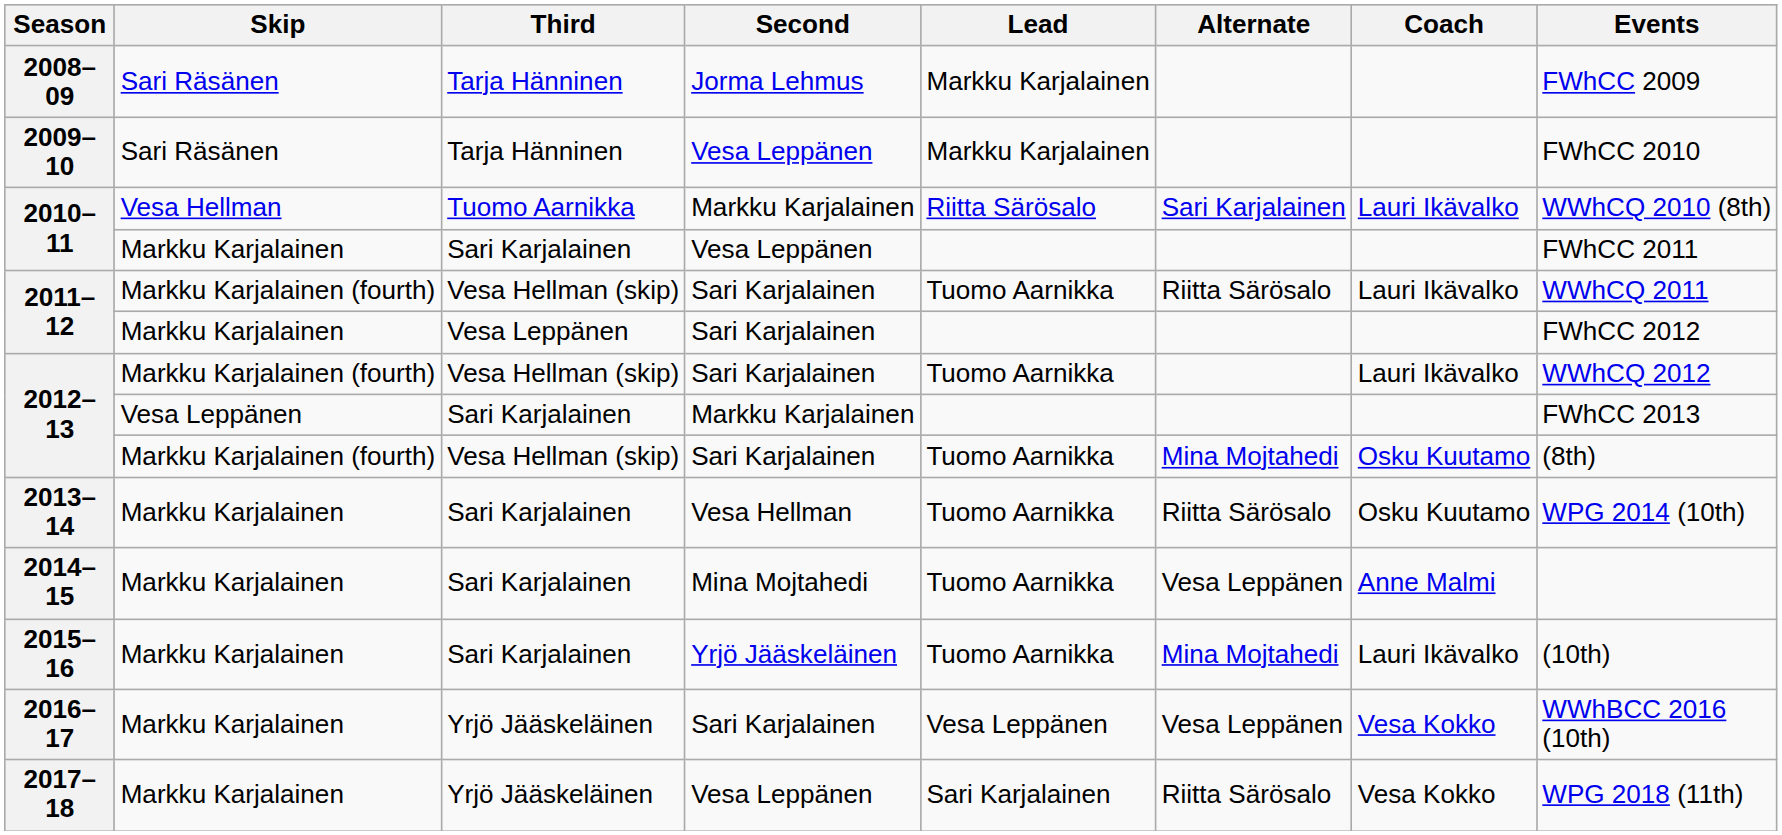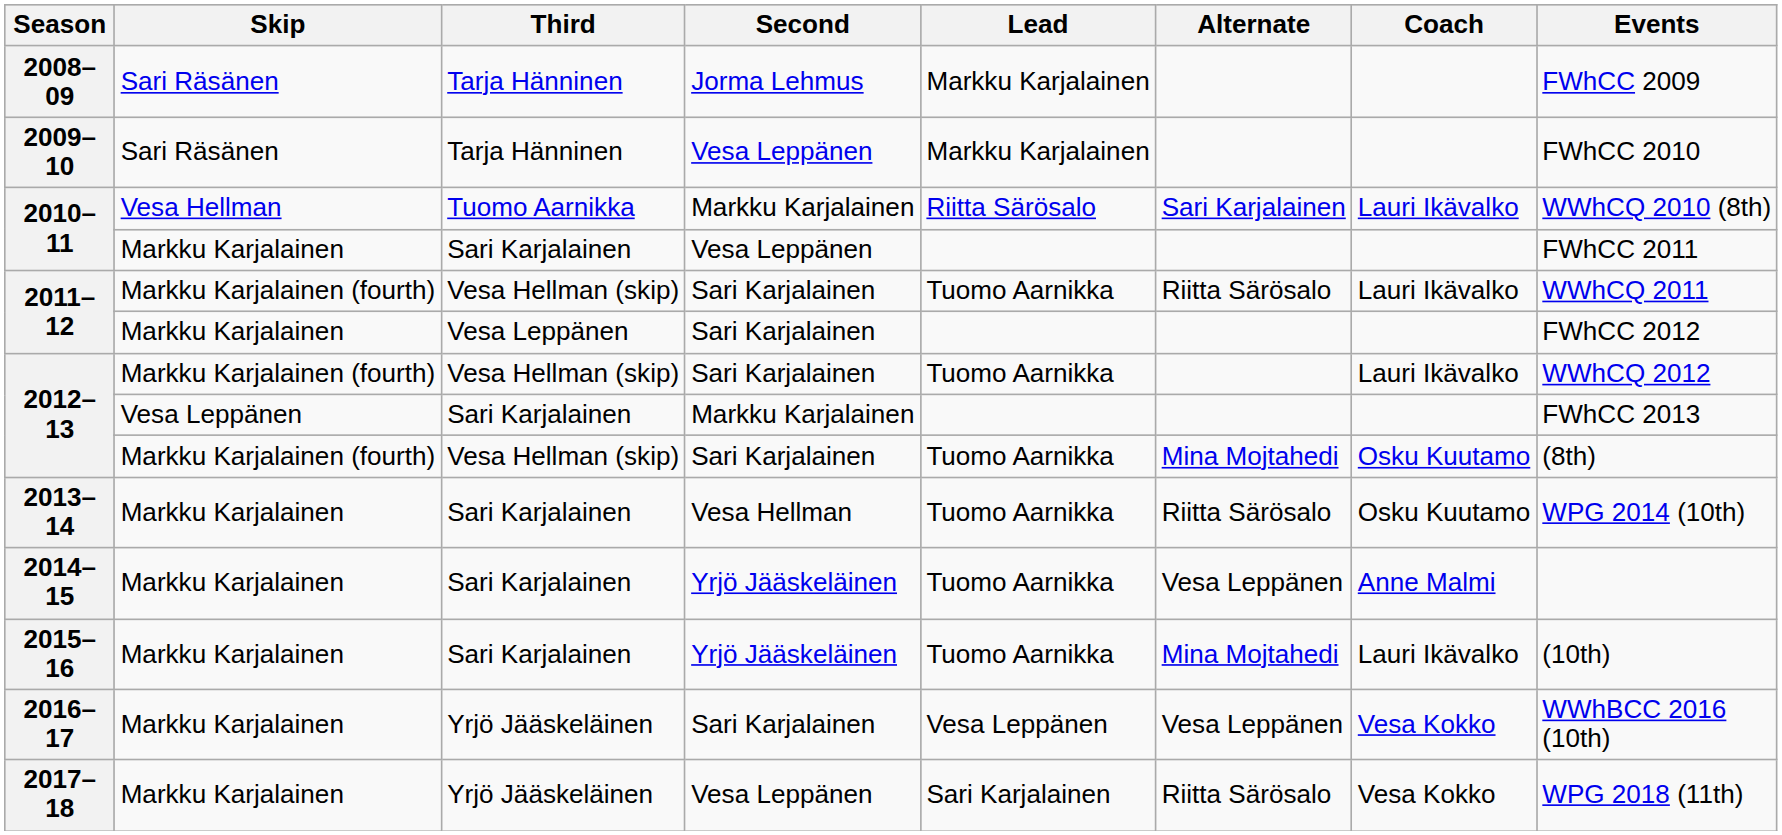(780, 582) Mina Mojtahedi -> (794, 582) Yrjö Jääskeläinen
